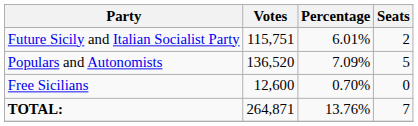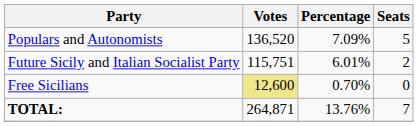rows swapped: (85, 62) <-> (124, 39)
(274, 86) no background -> (274, 86) khaki background
